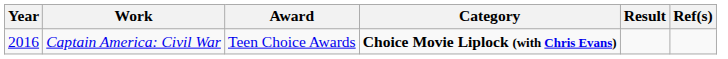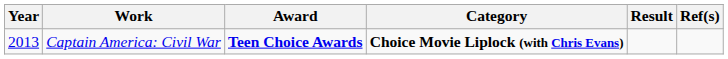(24, 41) 2016 -> (24, 41) 2013
(292, 41) normal -> (295, 41) bold
